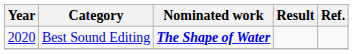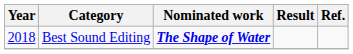(22, 37) 2020 -> (22, 37) 2018
